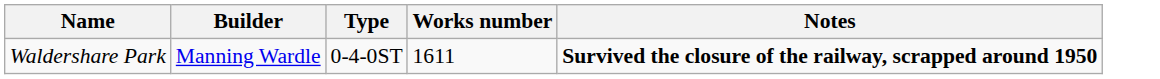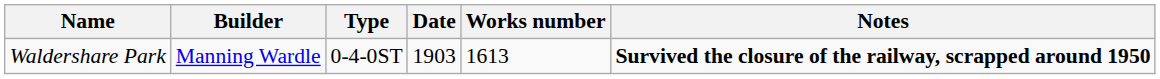+ column: (434, 21)
(434, 55) 1611 -> (487, 55) 1613
